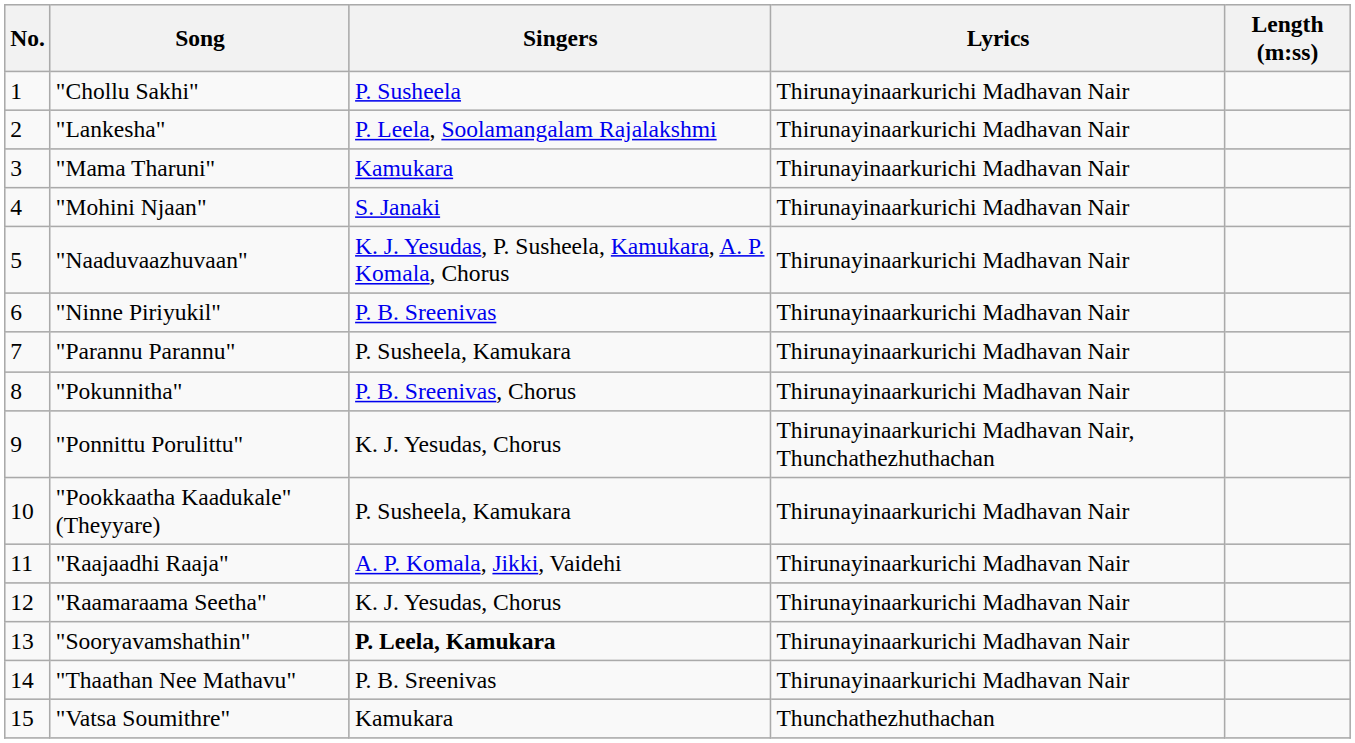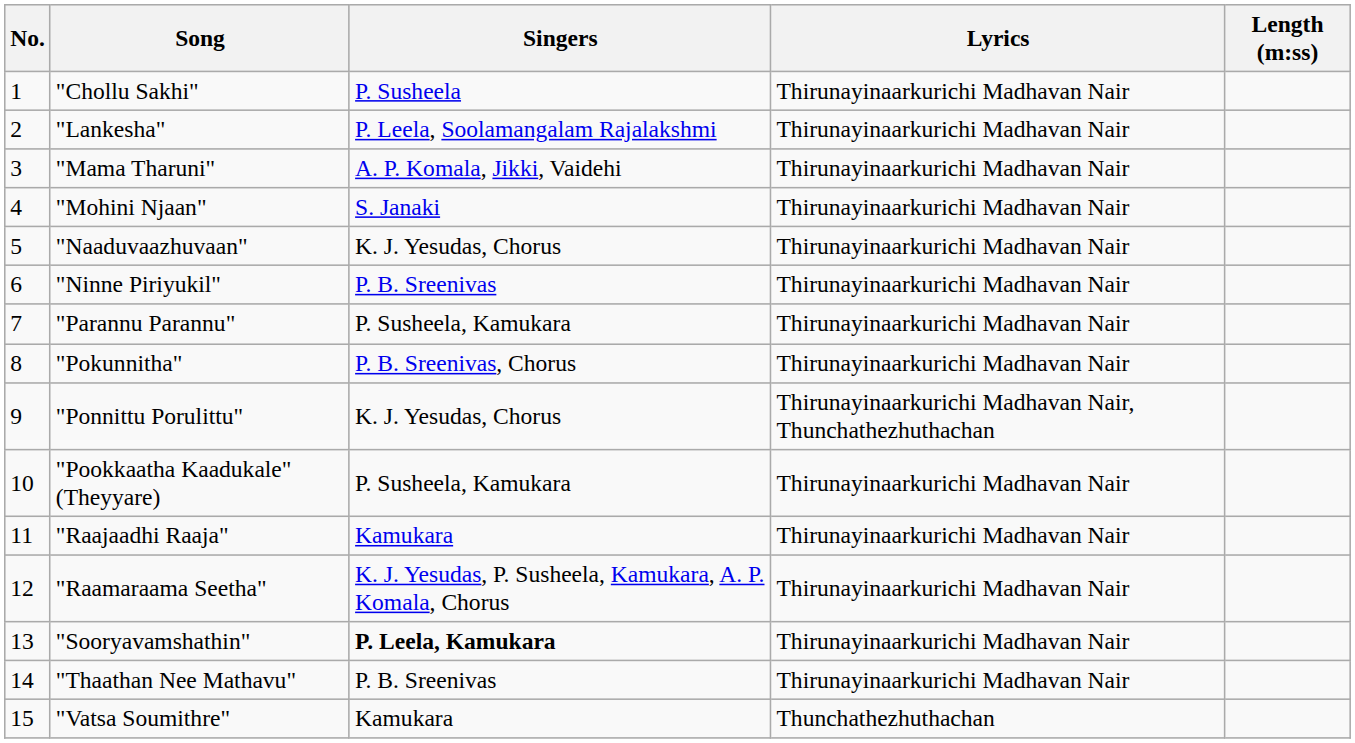(404, 168) Kamukara -> (488, 168) A. P. Komala, Jikki, Vaidehi
(560, 260) K. J. Yesudas, P. Susheela, Kamukara, A. P. Komala, Chorus -> (458, 246) K. J. Yesudas, Chorus
(488, 563) A. P. Komala, Jikki, Vaidehi -> (404, 535) Kamukara
(458, 601) K. J. Yesudas, Chorus -> (560, 587) K. J. Yesudas, P. Susheela, Kamukara, A. P. Komala, Chorus
